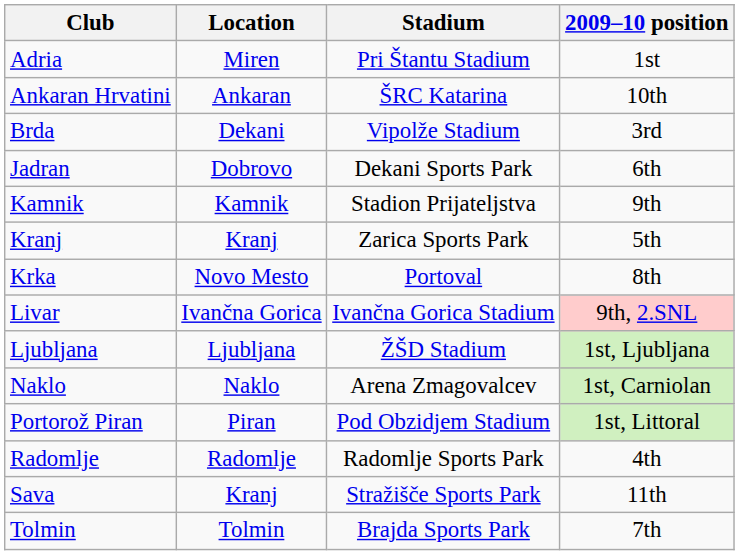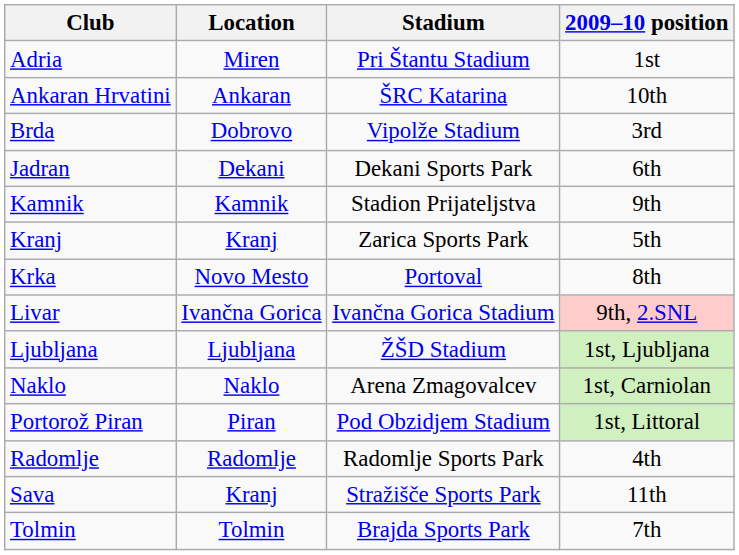(251, 131) Dekani -> (251, 131) Dobrovo
(251, 167) Dobrovo -> (251, 167) Dekani
